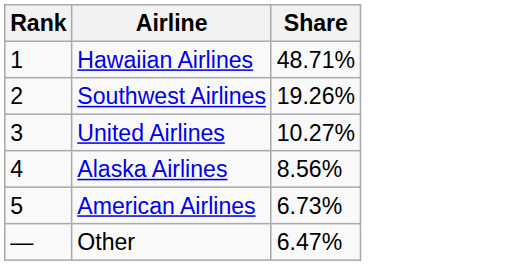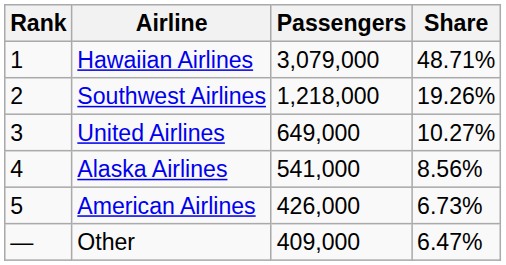+ column: (342, 23)
